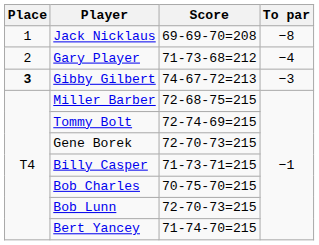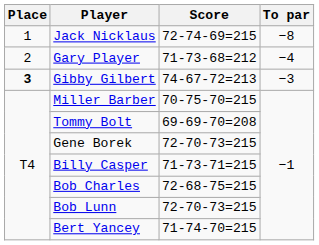(209, 37) 69-69-70=208 -> (209, 37) 72-74-69=215
(209, 101) 72-68-75=215 -> (209, 101) 70-75-70=215
(209, 122) 72-74-69=215 -> (209, 122) 69-69-70=208
(209, 186) 70-75-70=215 -> (209, 186) 72-68-75=215
